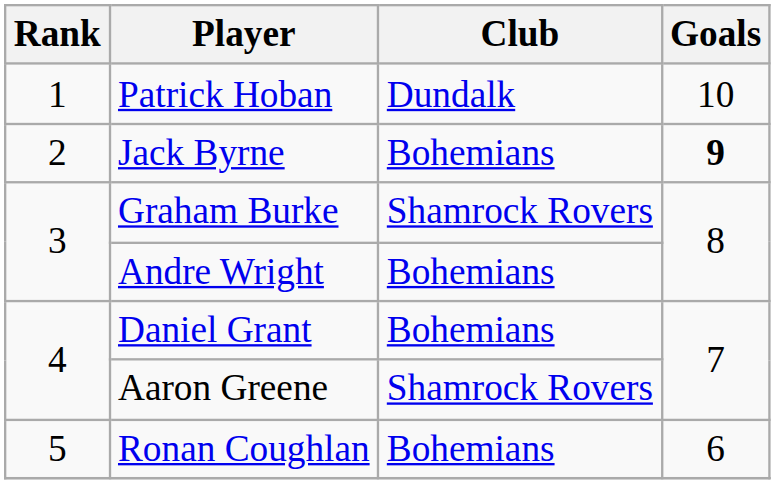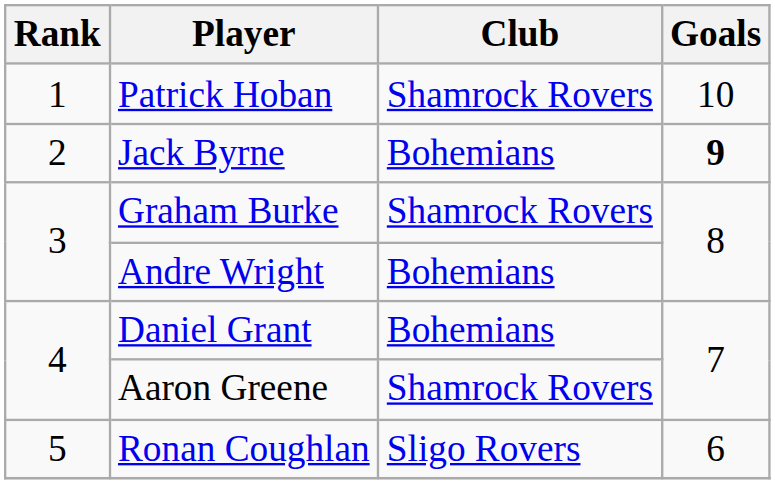(451, 93) Dundalk -> (520, 93) Shamrock Rovers
(471, 447) Bohemians -> (484, 447) Sligo Rovers
